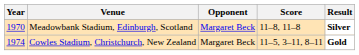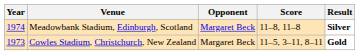(16, 27) 1970 -> (16, 27) 1974
(16, 42) 1974 -> (16, 42) 1973
